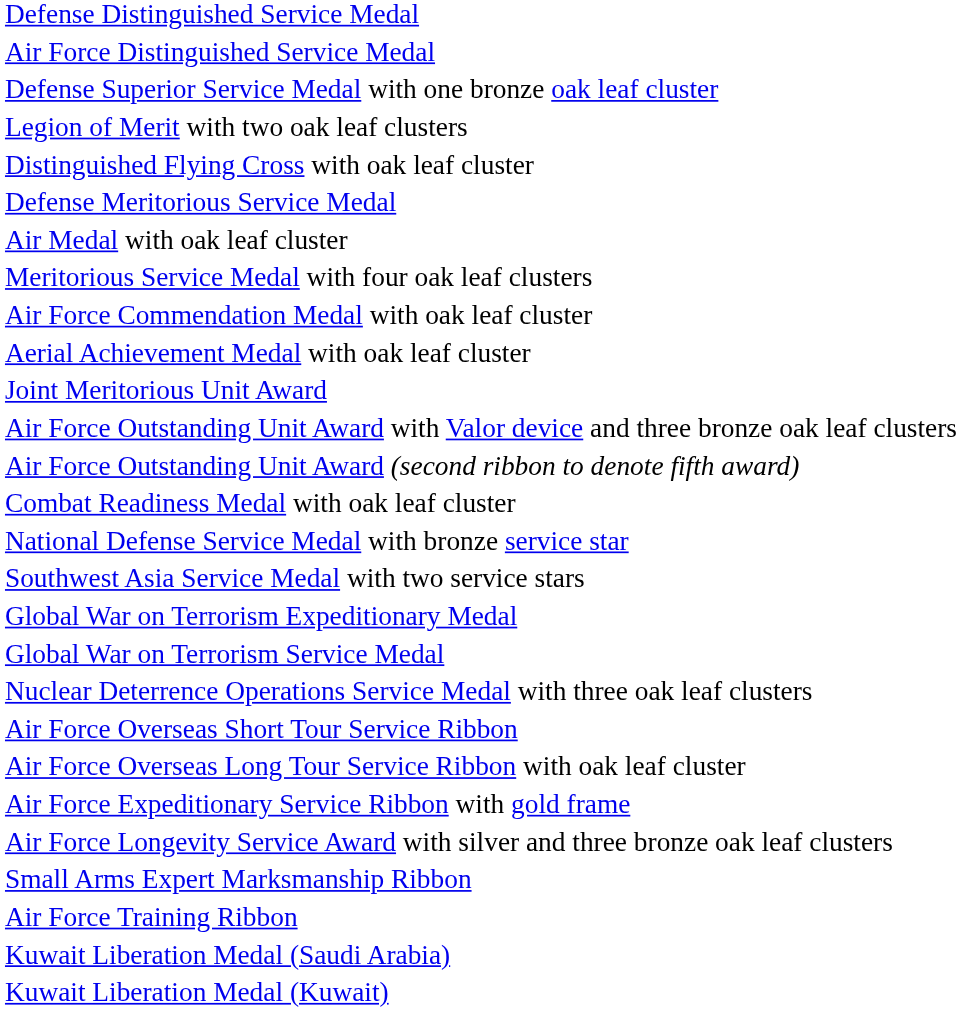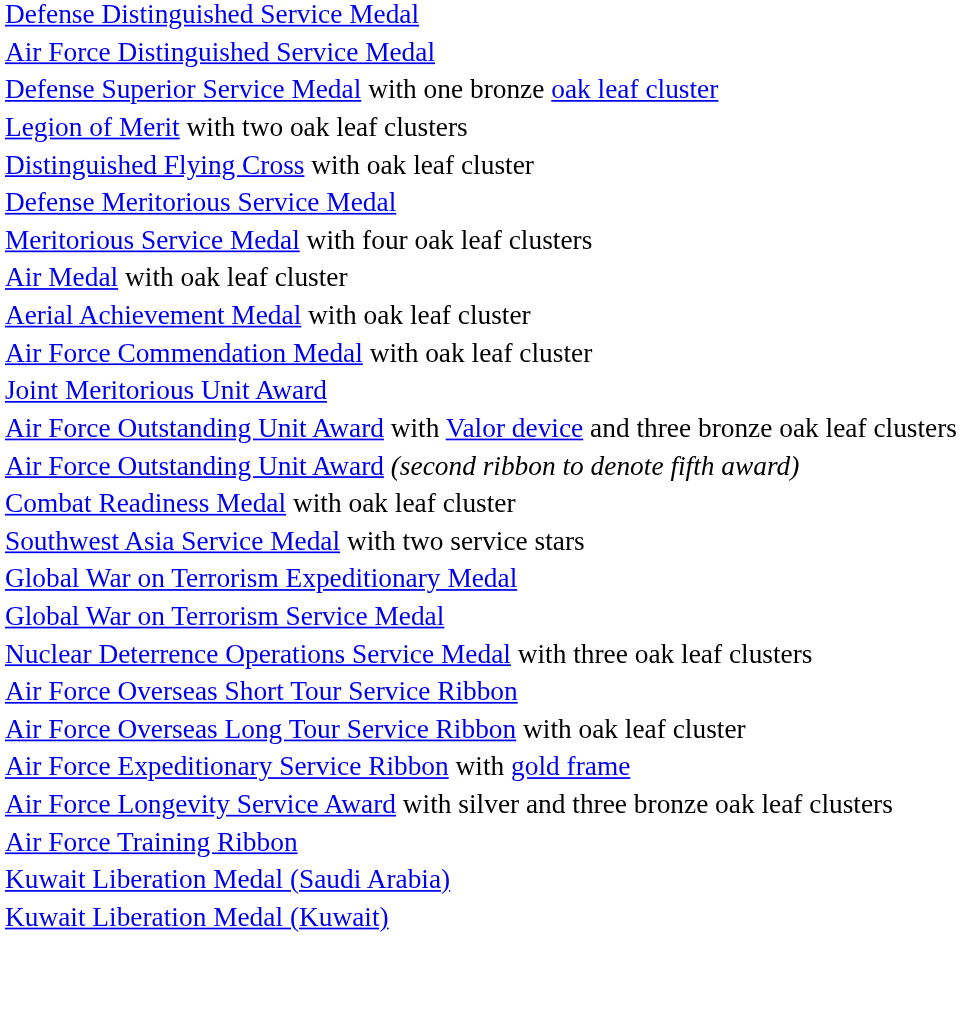rows swapped: (299, 277) <-> (176, 239)
rows swapped: (268, 352) <-> (299, 315)
- row: (317, 540)
- row: (238, 879)
